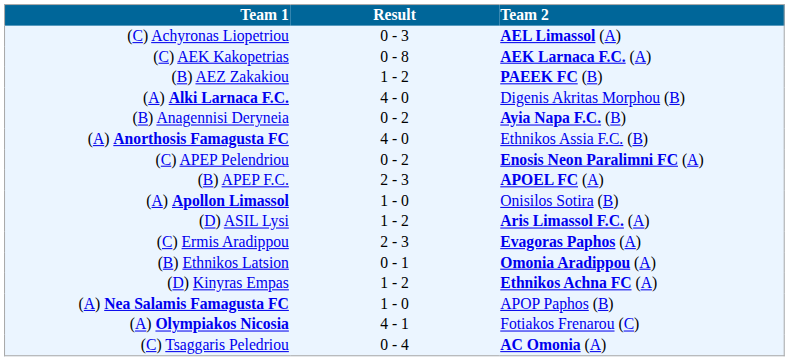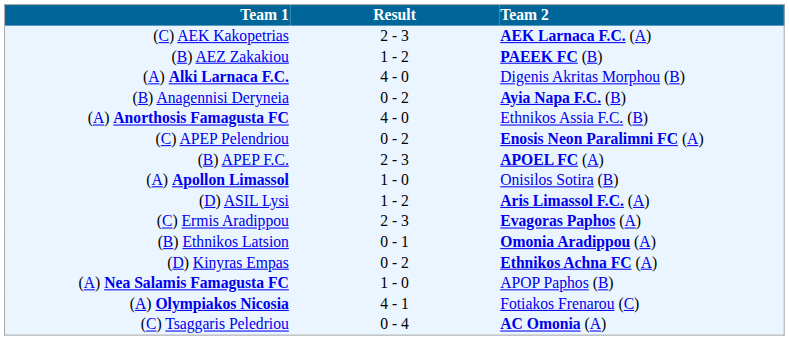- row: (208, 35)
(395, 56) 0 - 8 -> (395, 35) 2 - 3
(395, 283) 1 - 2 -> (395, 262) 0 - 2
